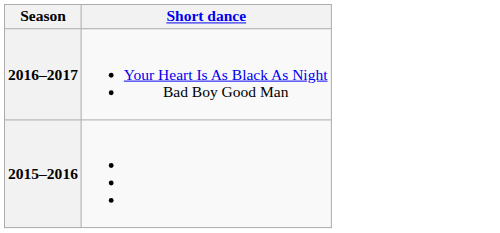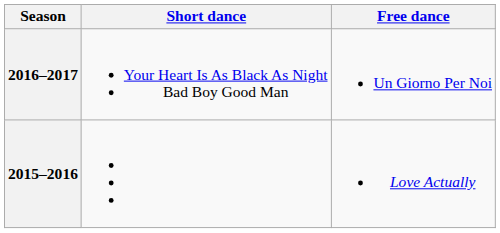+ column: (413, 16)
